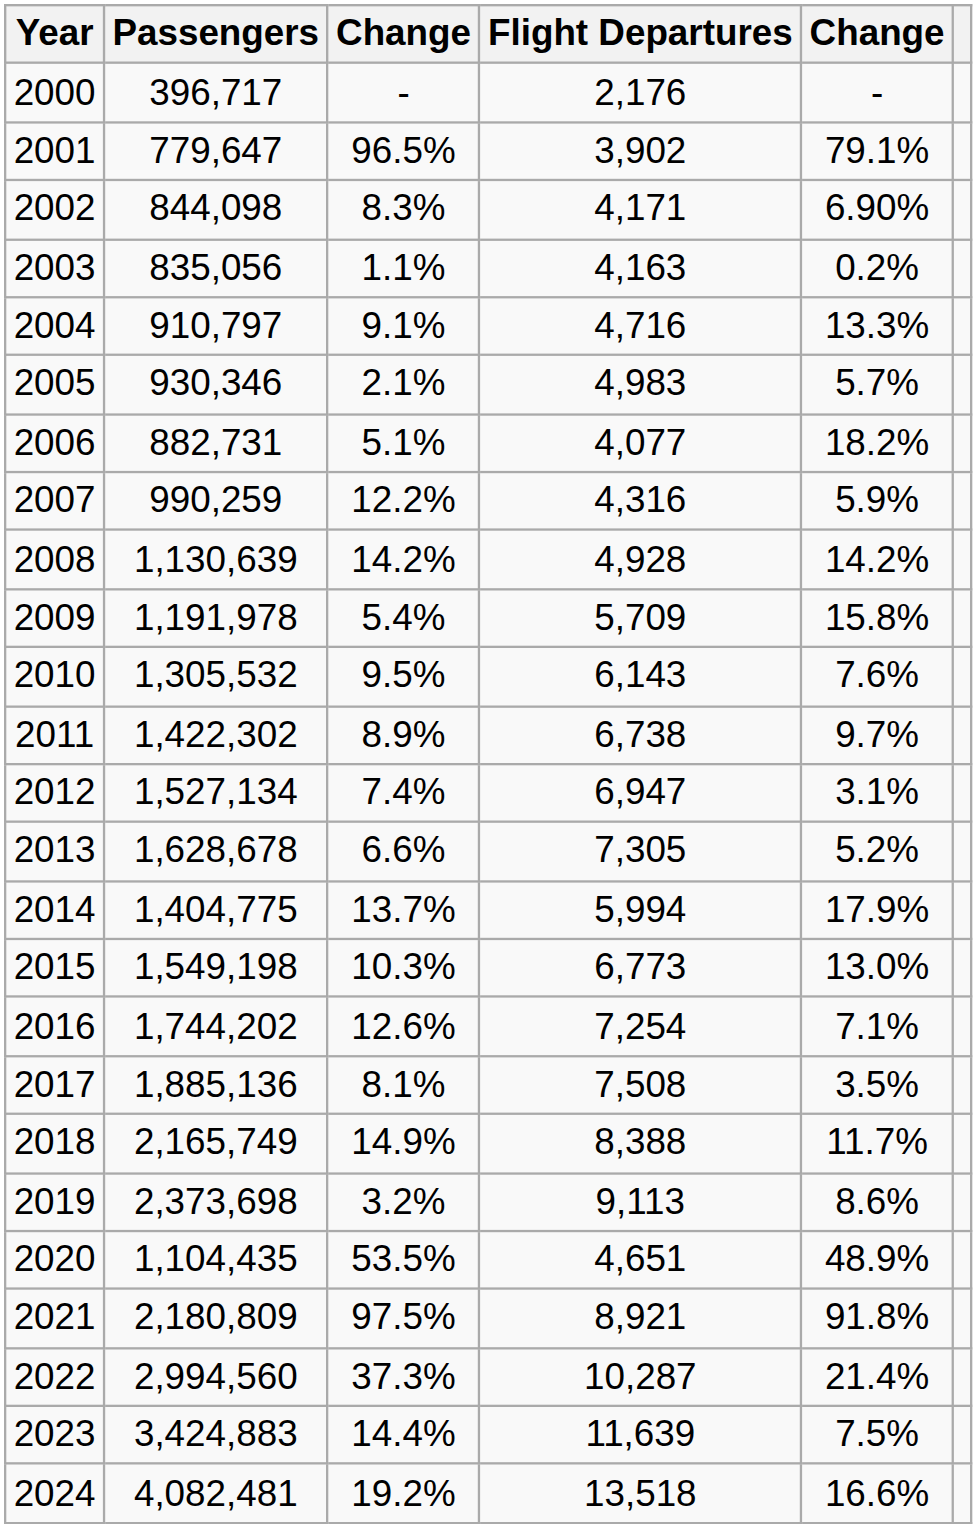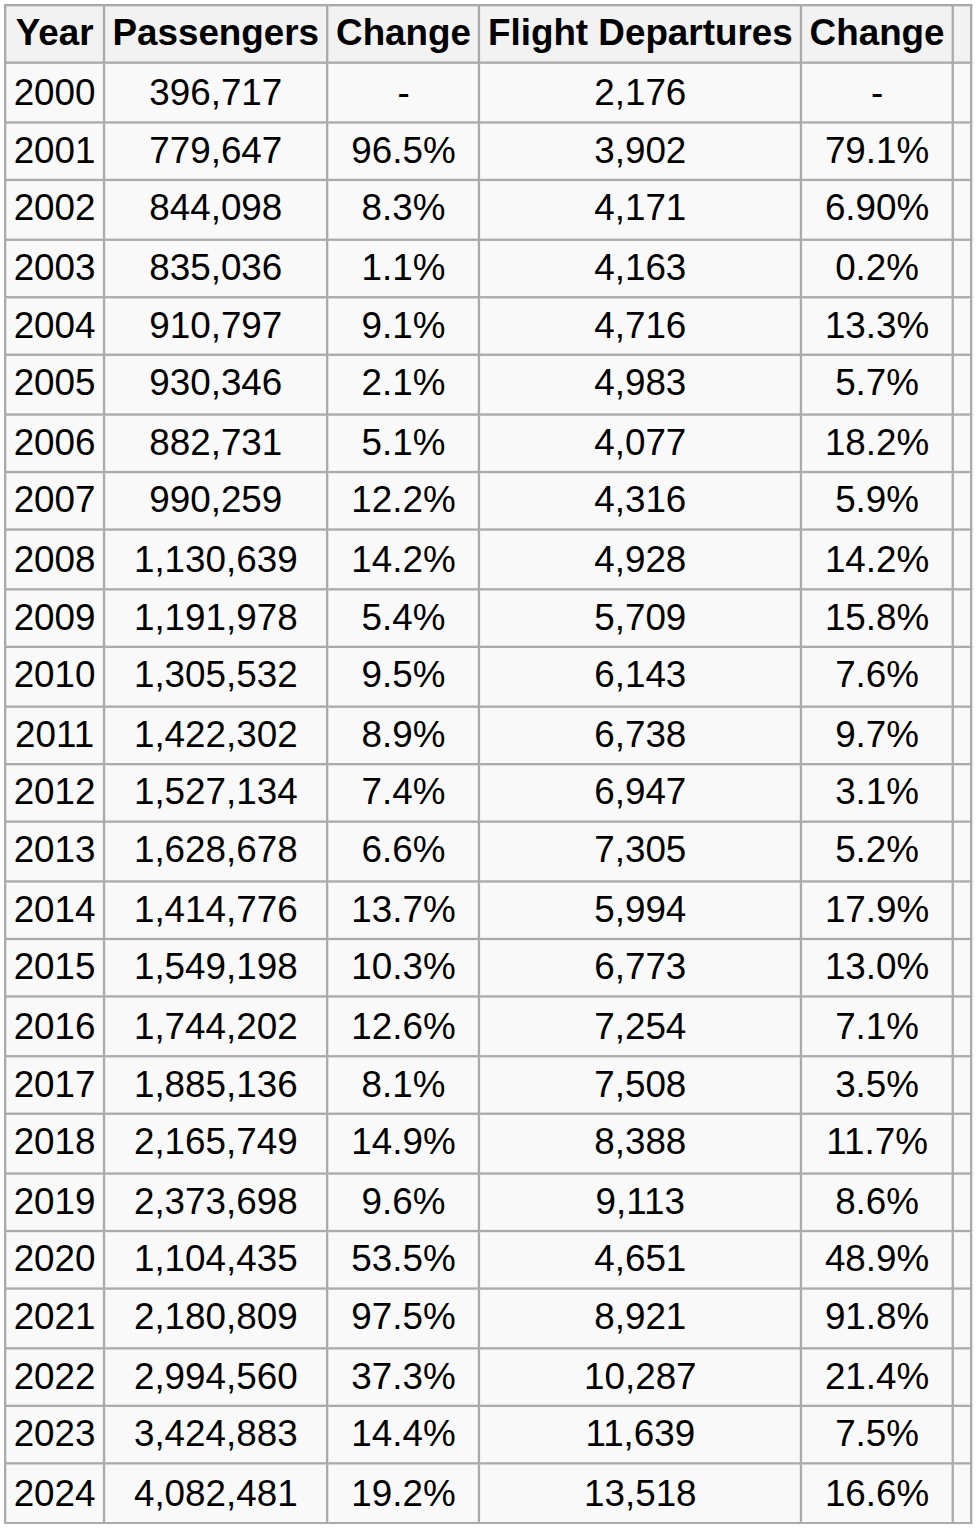(216, 267) 835,056 -> (216, 267) 835,036
(216, 909) 1,404,775 -> (216, 909) 1,414,776
(404, 1200) 3.2% -> (404, 1200) 9.6%
